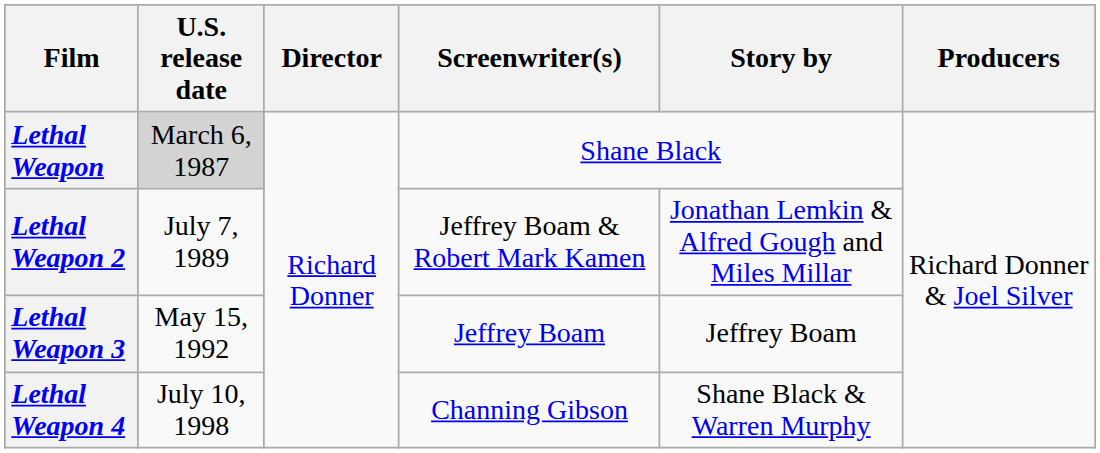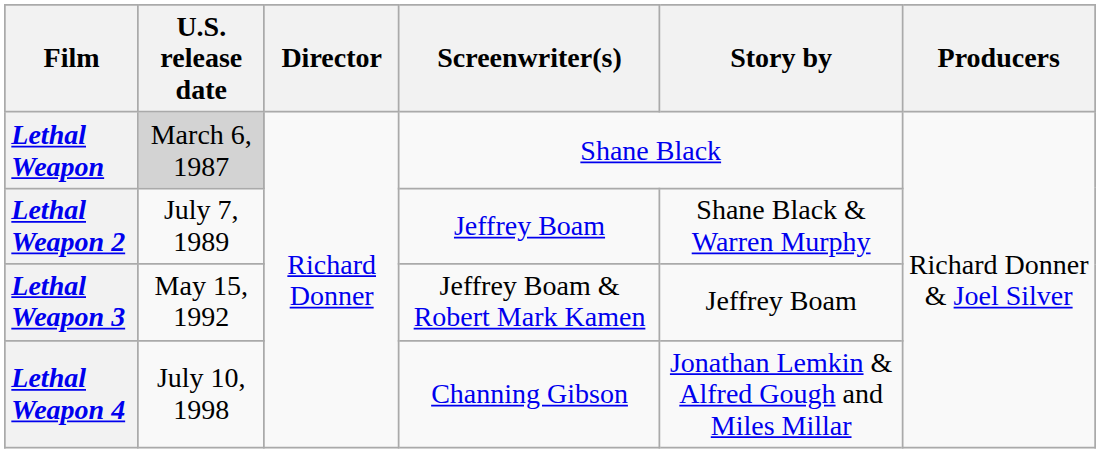(530, 241) Jeffrey Boam & Robert Mark Kamen -> (530, 225) Jeffrey Boam
(781, 241) Jonathan Lemkin & Alfred Gough and Miles Millar -> (781, 225) Shane Black & Warren Murphy
(530, 333) Jeffrey Boam -> (530, 301) Jeffrey Boam & Robert Mark Kamen
(781, 409) Shane Black & Warren Murphy -> (781, 393) Jonathan Lemkin & Alfred Gough and Miles Millar
